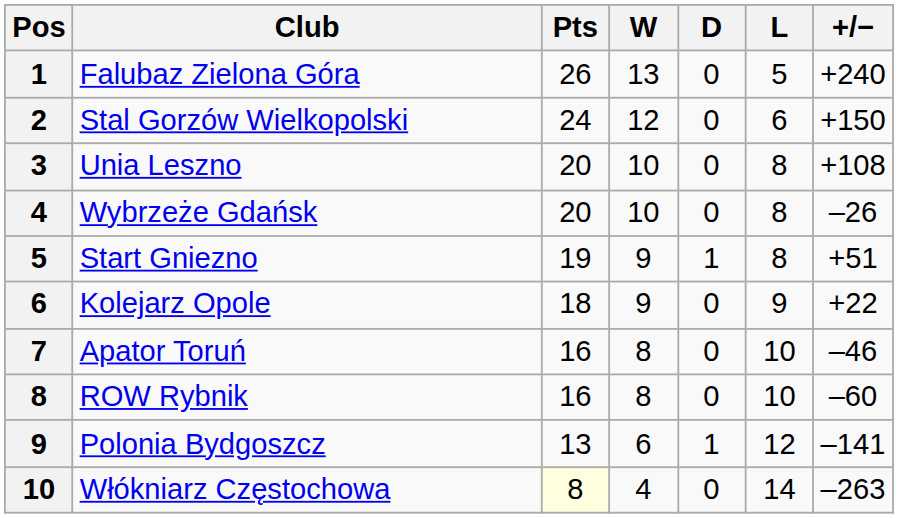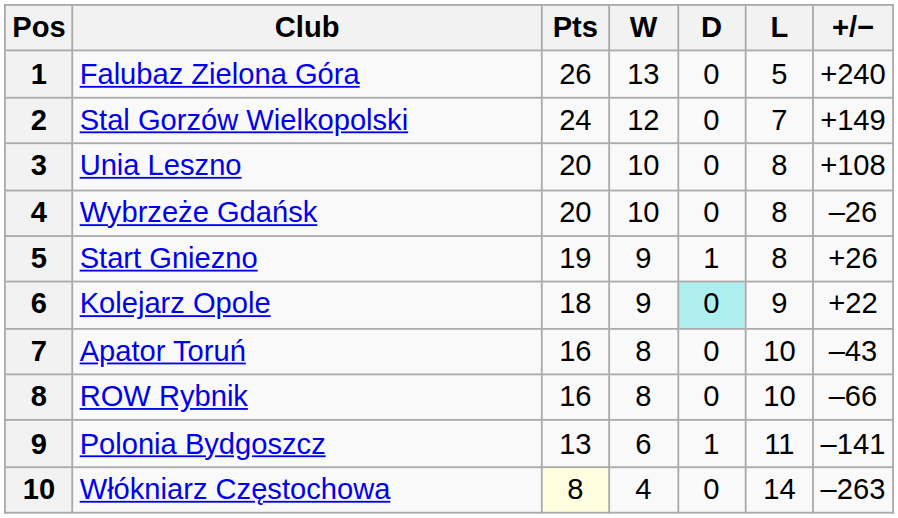(779, 119) 6 -> (779, 119) 7
(853, 119) +150 -> (853, 119) +149
(853, 258) +51 -> (853, 258) +26
(711, 304) no background -> (711, 304) paleturquoise background
(853, 350) –46 -> (853, 350) –43
(853, 397) –60 -> (853, 397) –66
(779, 443) 12 -> (779, 443) 11
